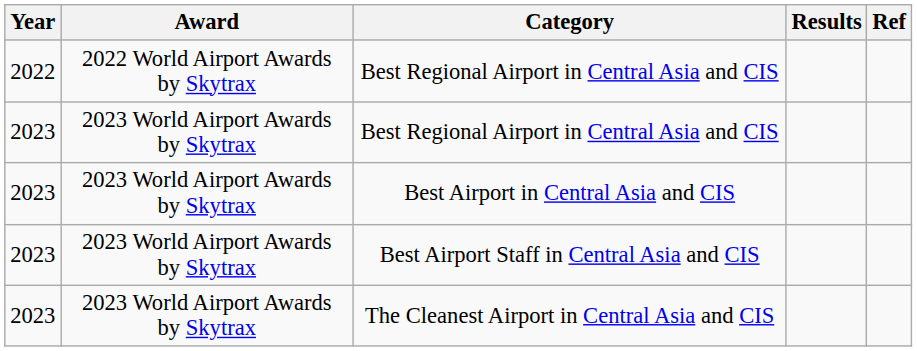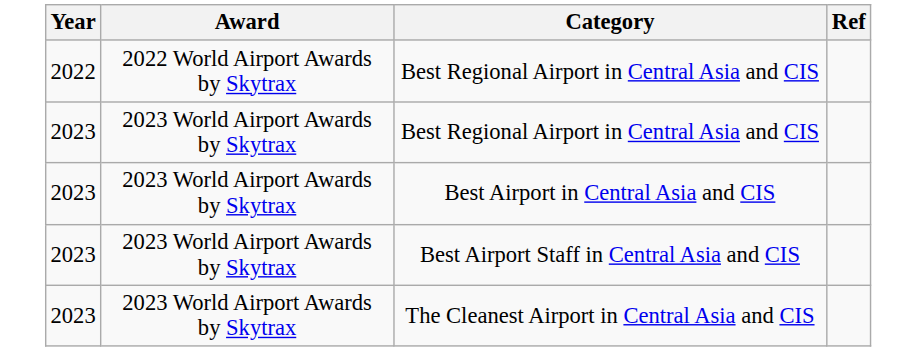- column: (827, 22)
